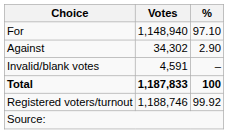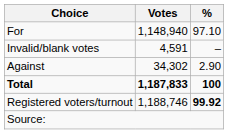rows swapped: (26, 48) <-> (53, 66)
(207, 102) normal -> (207, 102) bold
